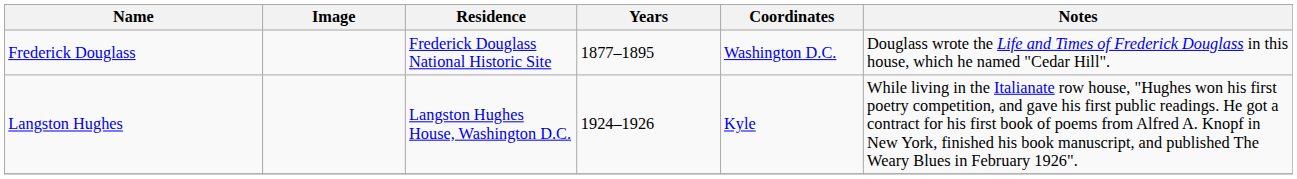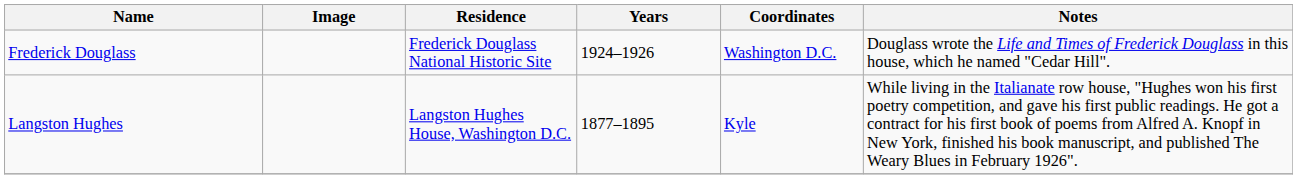(618, 52) 1877–1895 -> (618, 52) 1924–1926
(618, 124) 1924–1926 -> (618, 124) 1877–1895
